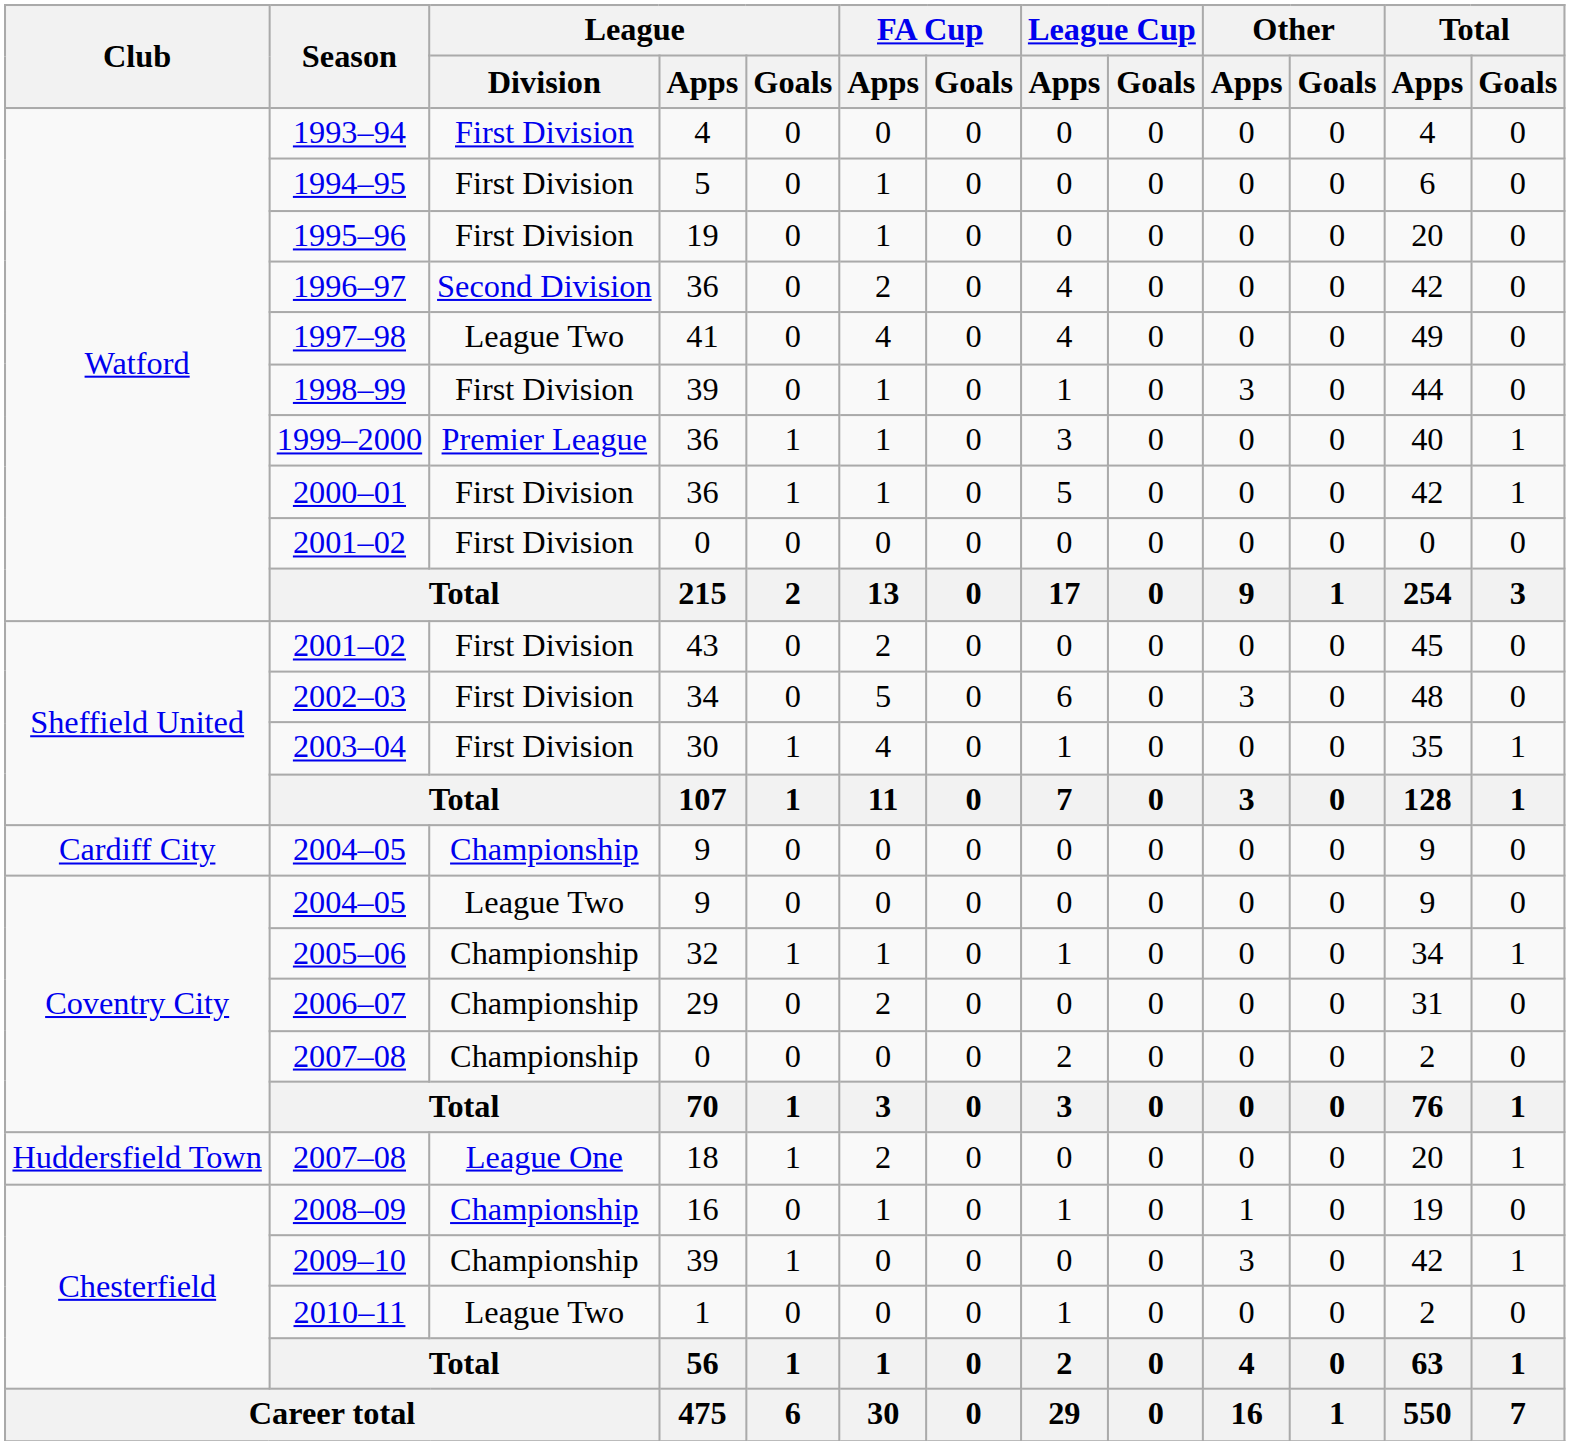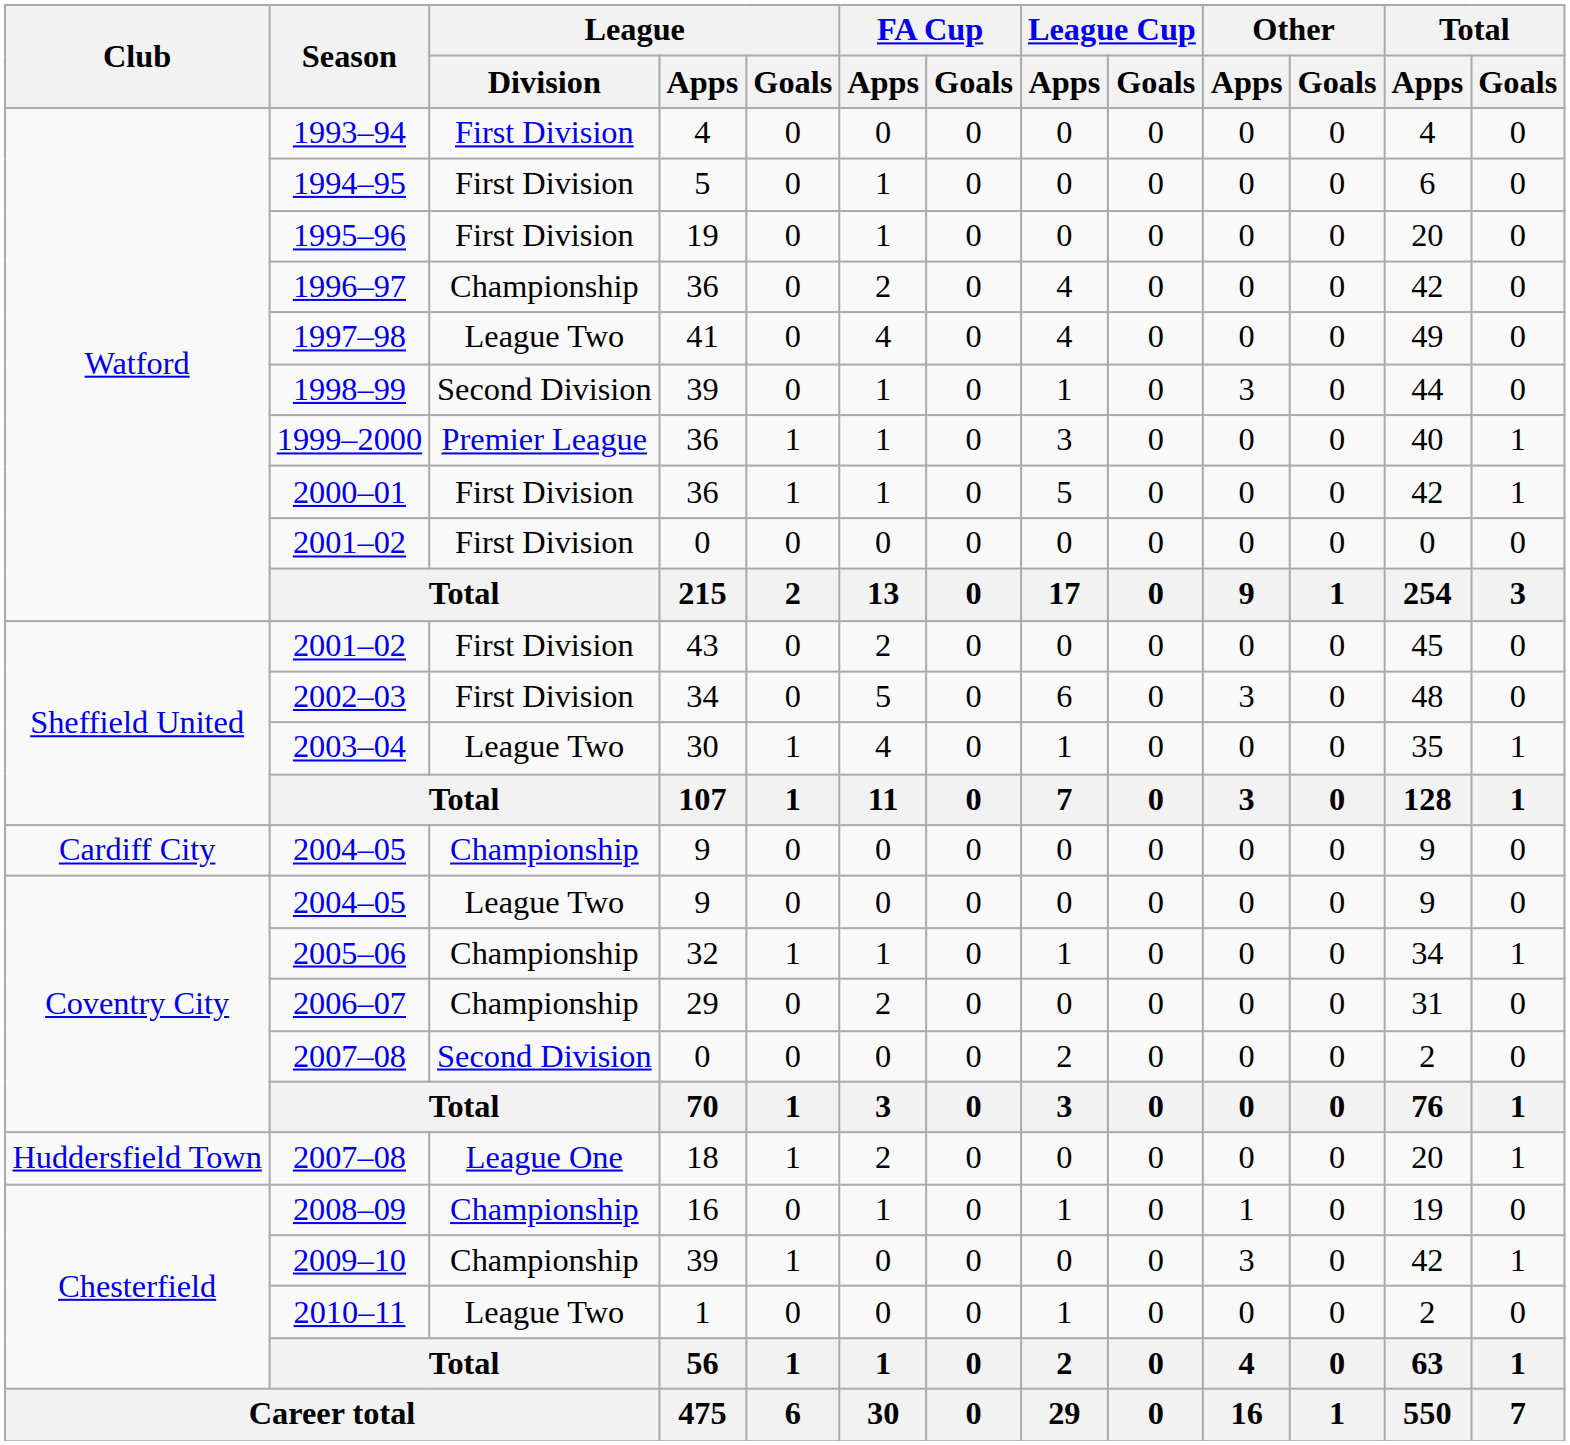(544, 286) Second Division -> (544, 286) Championship
(544, 388) First Division -> (544, 388) Second Division
(544, 747) First Division -> (544, 747) League Two
(544, 1055) Championship -> (544, 1055) Second Division
